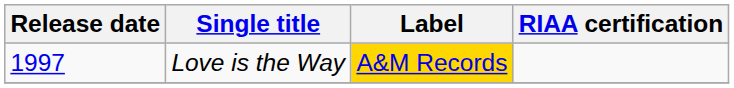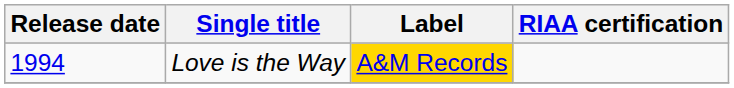(38, 62) 1997 -> (38, 62) 1994
